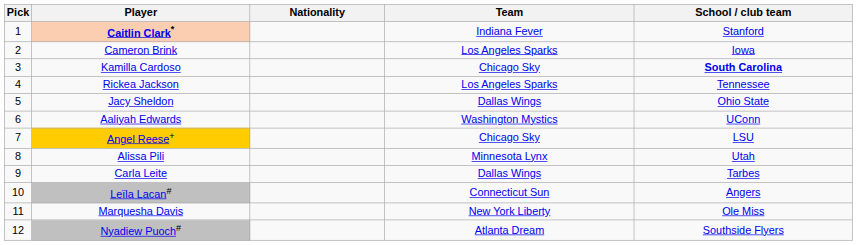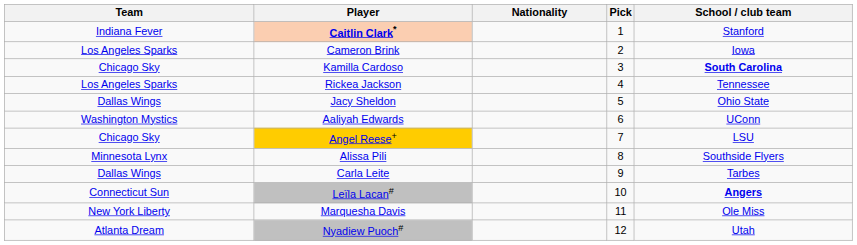columns swapped: (18, 13) <-> (509, 13)
(743, 157) Utah -> (743, 157) Southside Flyers
(743, 193) normal -> (743, 193) bold
(743, 230) Southside Flyers -> (743, 230) Utah
